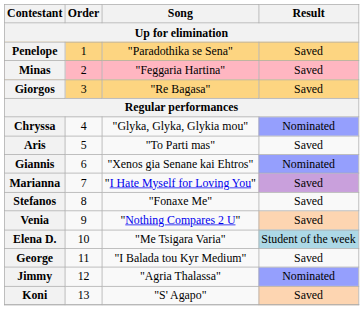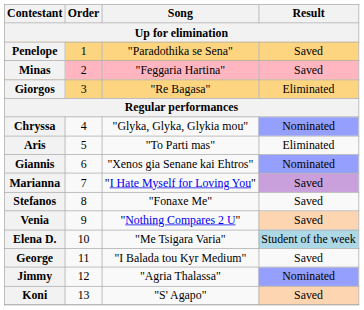(309, 88) Saved -> (309, 88) Eliminated
(309, 145) Saved -> (309, 145) Eliminated
